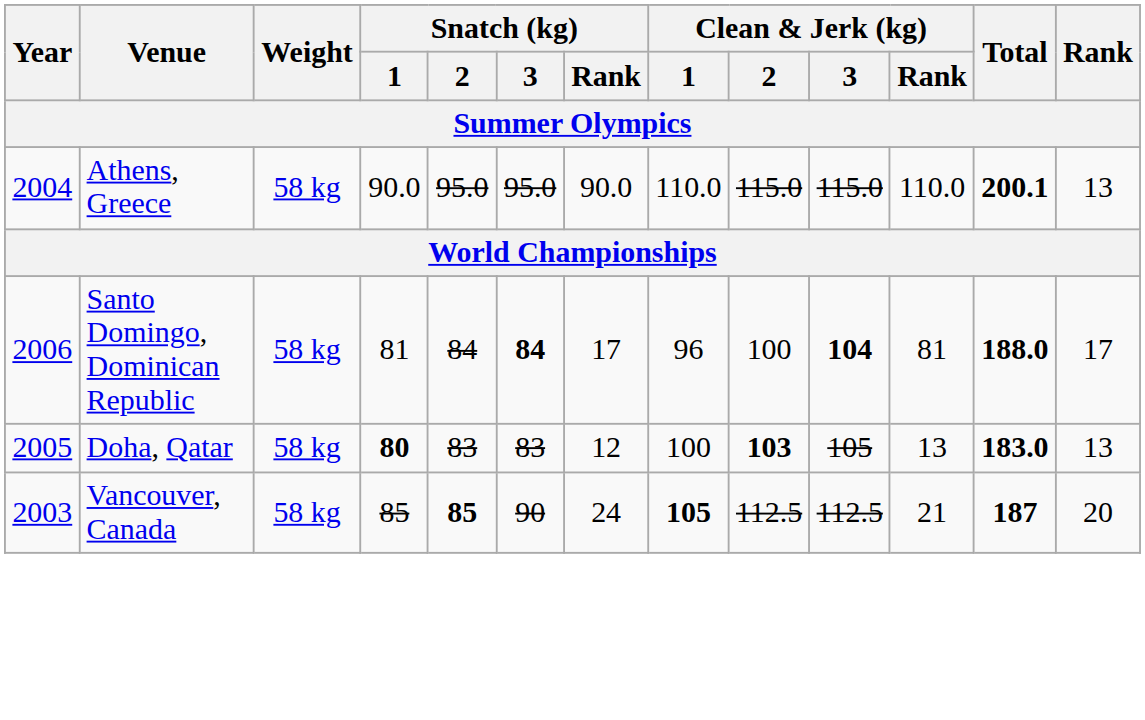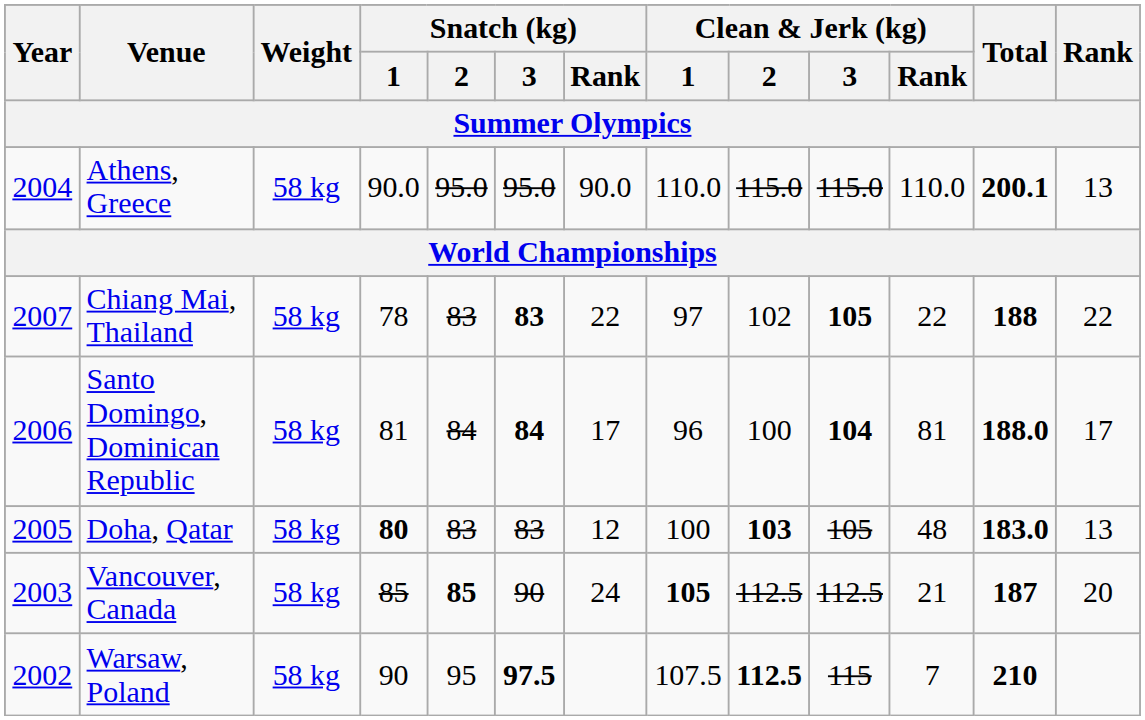+ row: (161, 315)
(932, 447) 13 -> (932, 528) 48
+ row: (137, 674)
